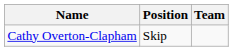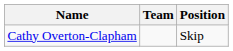columns swapped: (165, 14) <-> (210, 14)
